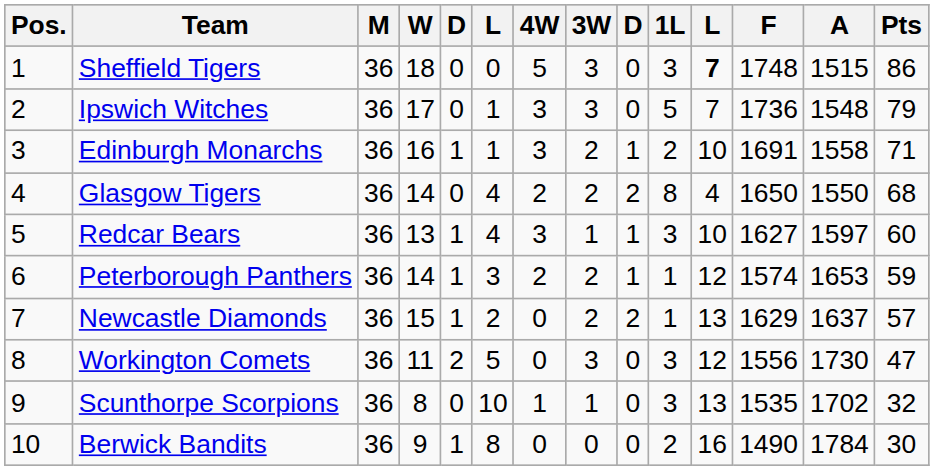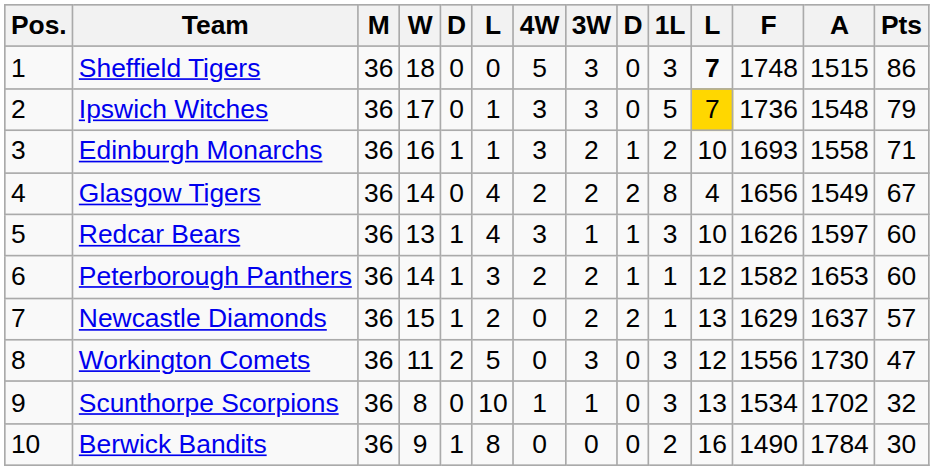(712, 109) no background -> (712, 109) gold background
(769, 151) 1691 -> (769, 151) 1693
(769, 192) 1650 -> (769, 192) 1656
(839, 192) 1550 -> (839, 192) 1549
(901, 192) 68 -> (901, 192) 67
(769, 234) 1627 -> (769, 234) 1626
(769, 276) 1574 -> (769, 276) 1582
(901, 276) 59 -> (901, 276) 60
(769, 402) 1535 -> (769, 402) 1534
